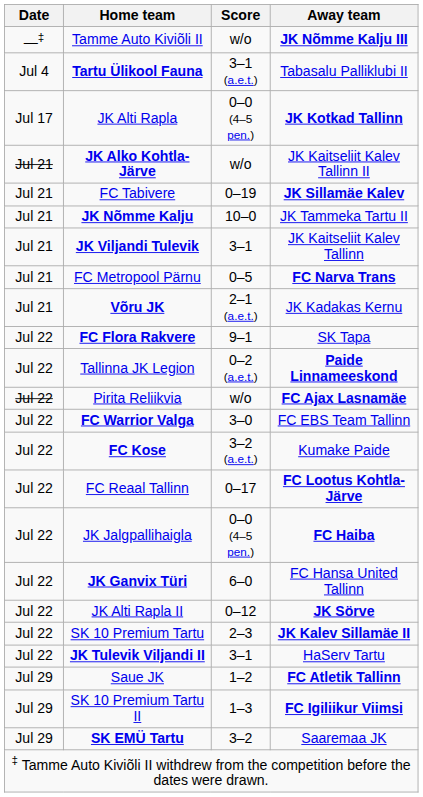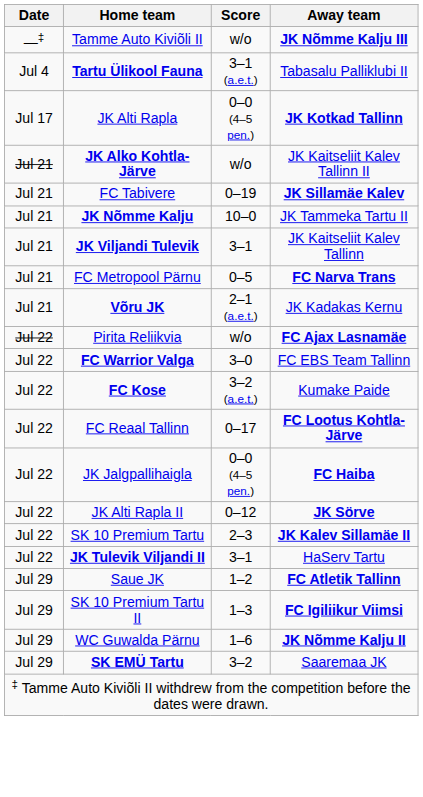- row: (137, 337)
- row: (137, 368)
- row: (137, 581)
+ row: (137, 640)
